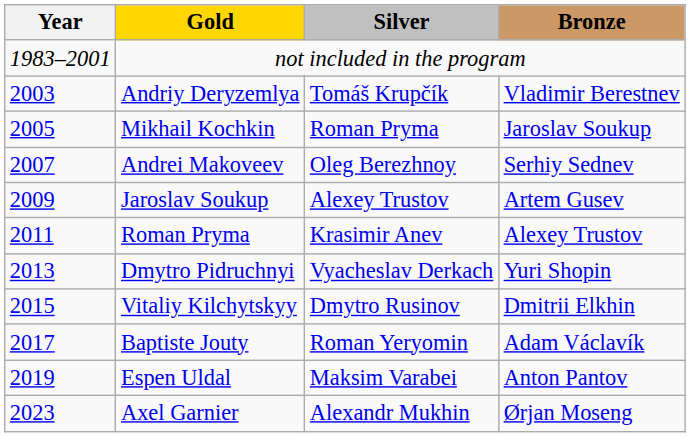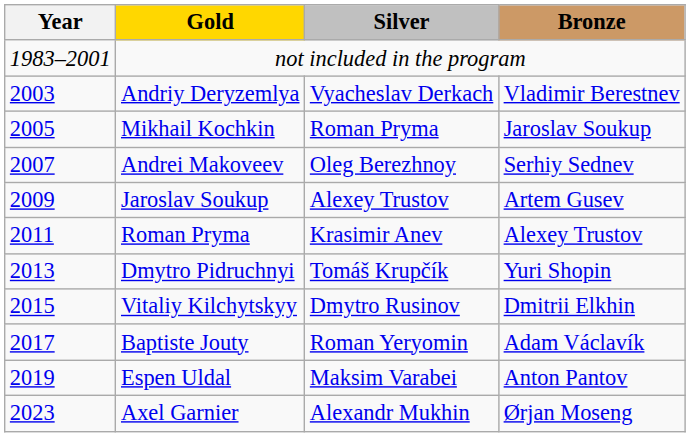(379, 93) Tomáš Krupčík -> (402, 93) Vyacheslav Derkach
(402, 270) Vyacheslav Derkach -> (379, 270) Tomáš Krupčík
